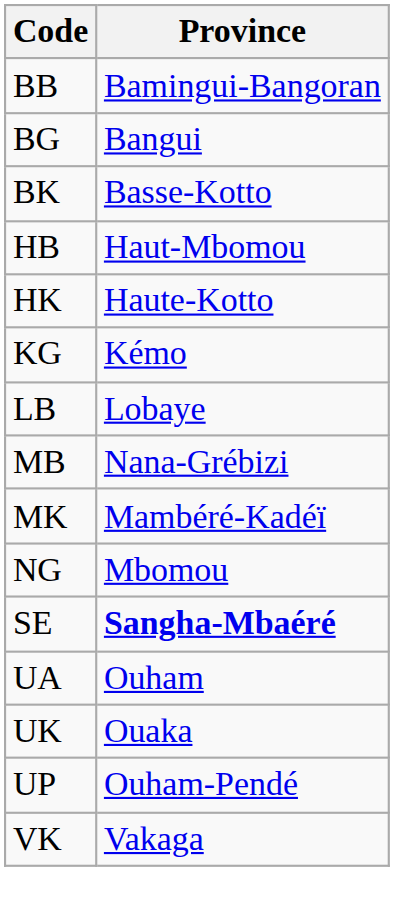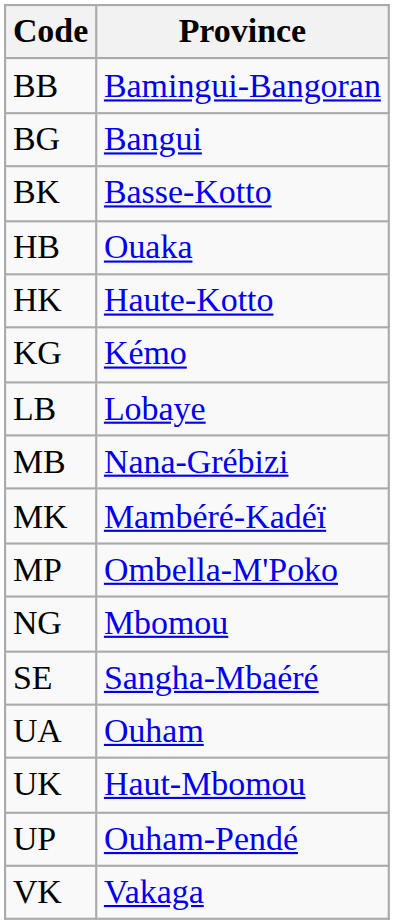(205, 246) Haut-Mbomou -> (148, 246) Ouaka
+ row: (37, 569)
(220, 623) bold -> (211, 676) normal
(148, 730) Ouaka -> (205, 784) Haut-Mbomou
